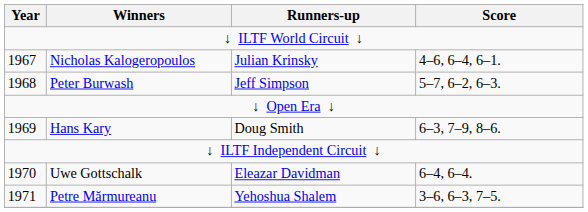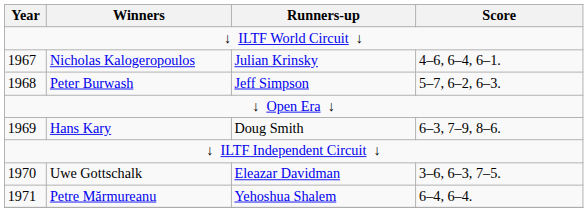(446, 173) 6–4, 6–4. -> (460, 173) 3–6, 6–3, 7–5.
(460, 196) 3–6, 6–3, 7–5. -> (446, 196) 6–4, 6–4.
